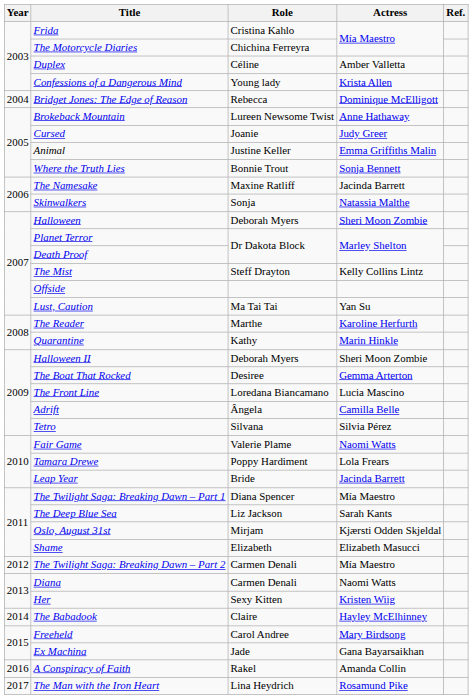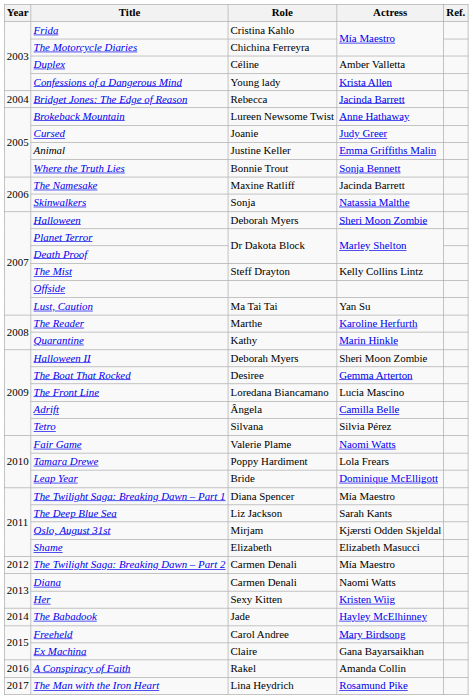(389, 99) Dominique McElligott -> (372, 99) Jacinda Barrett
(372, 479) Jacinda Barrett -> (389, 479) Dominique McElligott
(244, 617) Claire -> (240, 617) Jade
(240, 651) Jade -> (244, 651) Claire
